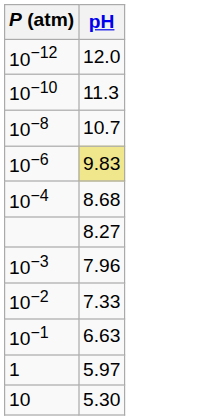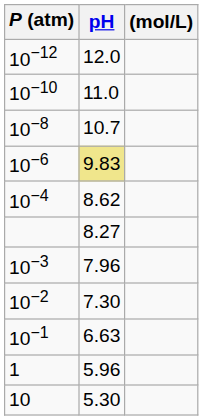+ column: (161, 21)
(101, 92) 11.3 -> (101, 92) 11.0
(102, 199) 8.68 -> (102, 199) 8.62
(102, 300) 7.33 -> (102, 300) 7.30
(102, 369) 5.97 -> (102, 369) 5.96
